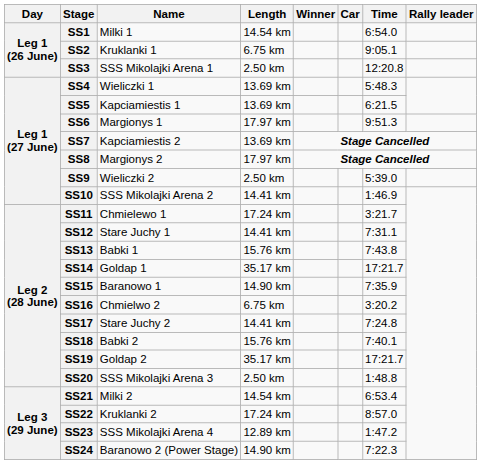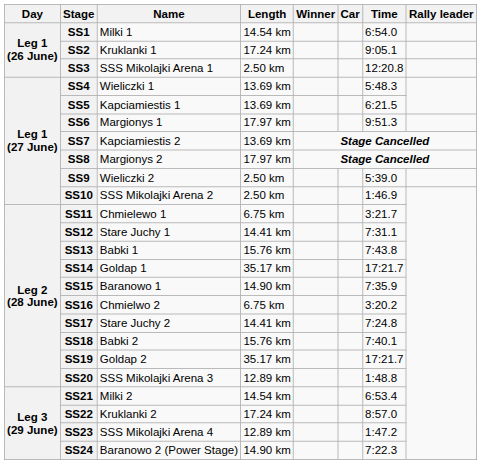(264, 50) 6.75 km -> (267, 50) 17.24 km
(267, 196) 14.41 km -> (264, 196) 2.50 km
(267, 214) 17.24 km -> (264, 214) 6.75 km
(264, 378) 2.50 km -> (267, 378) 12.89 km
